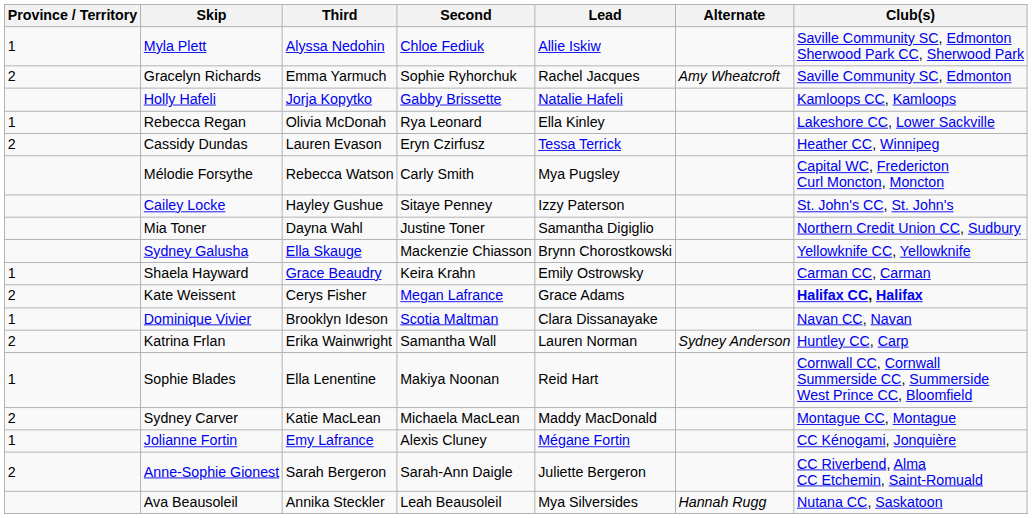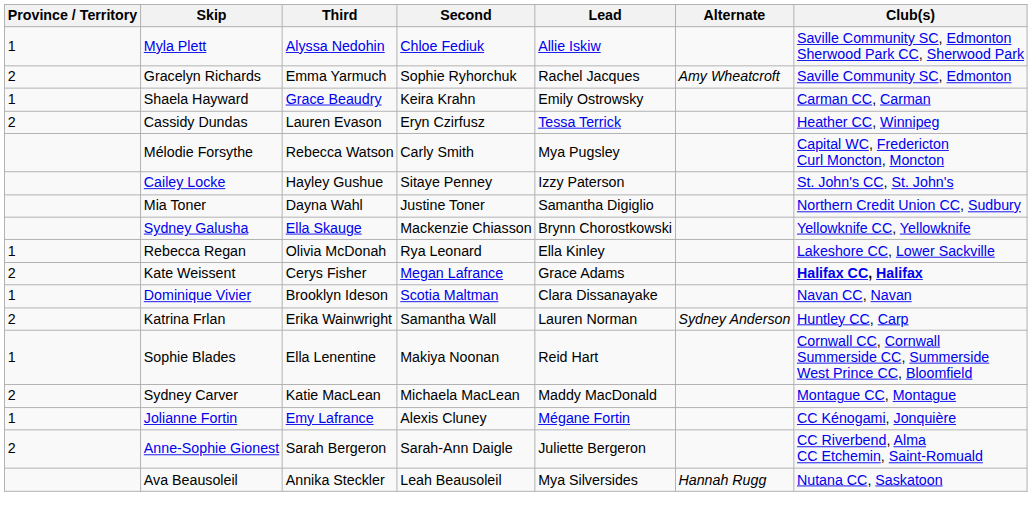- row: (180, 99)
rows swapped: (196, 273) <-> (195, 122)
